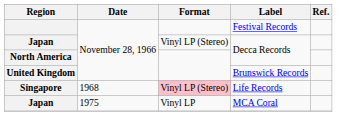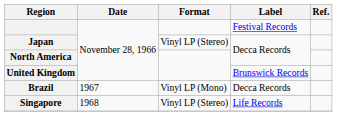+ row: (41, 88)
(194, 88) pink background -> (194, 103) no background
- row: (41, 103)
